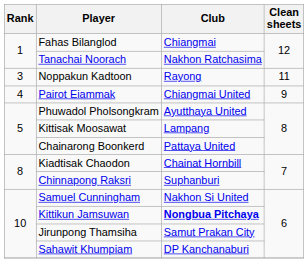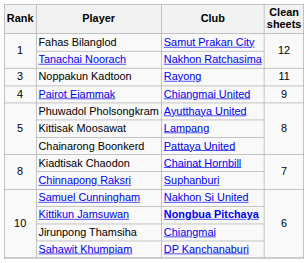(190, 42) Chiangmai -> (209, 42) Samut Prakan City
(209, 232) Samut Prakan City -> (190, 232) Chiangmai
